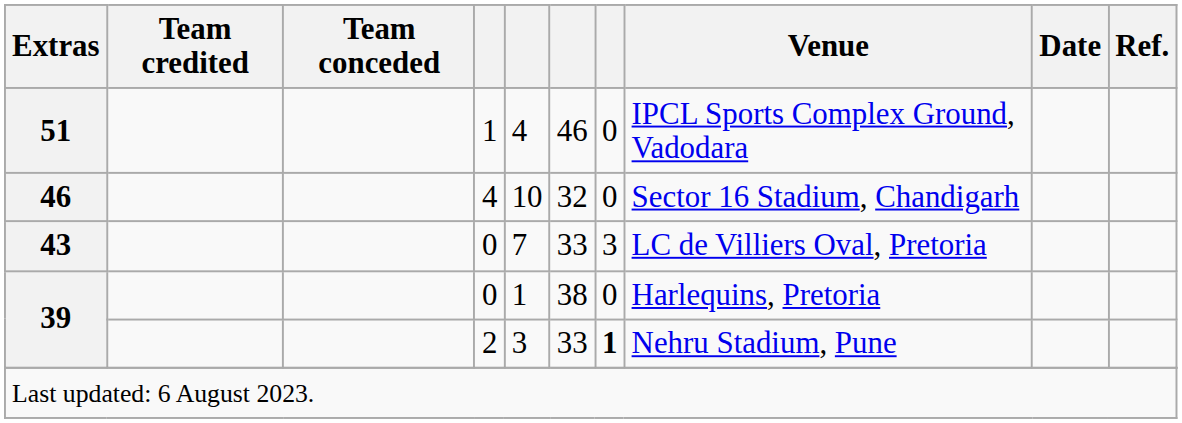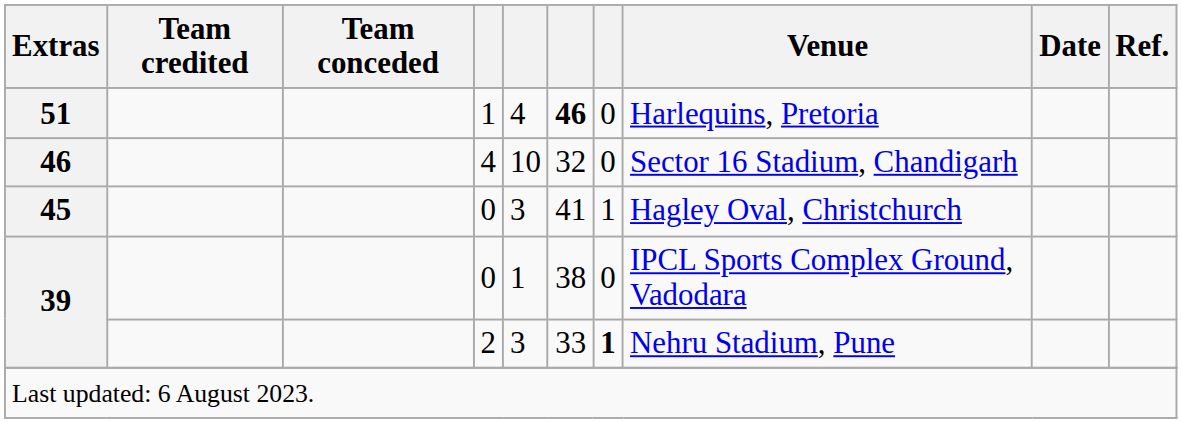(572, 130) normal -> (571, 112) bold
(823, 130) IPCL Sports Complex Ground, Vadodara -> (754, 112) Harlequins, Pretoria
+ row: (56, 210)
- row: (56, 245)
(756, 294) Harlequins, Pretoria -> (822, 276) IPCL Sports Complex Ground, Vadodara
